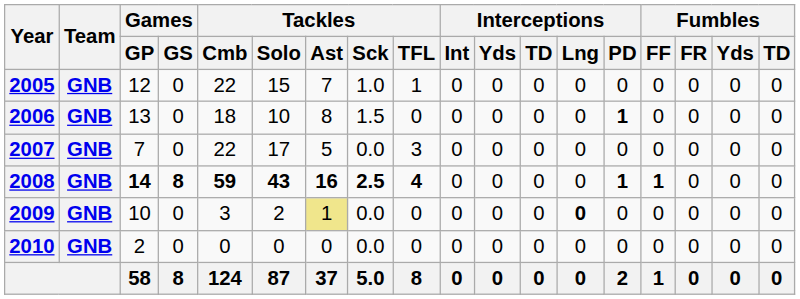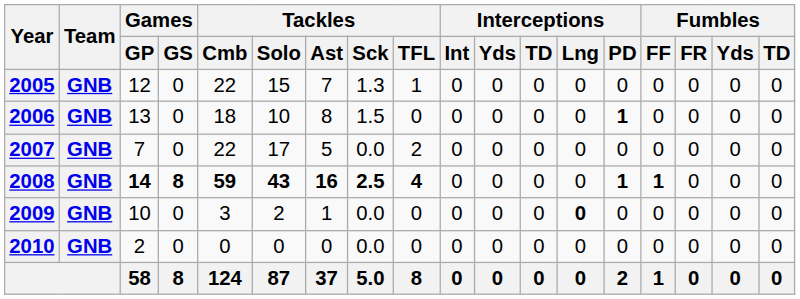(370, 85) 1.0 -> (370, 85) 1.3
(416, 149) 3 -> (416, 149) 2
(327, 213) khaki background -> (327, 213) no background
